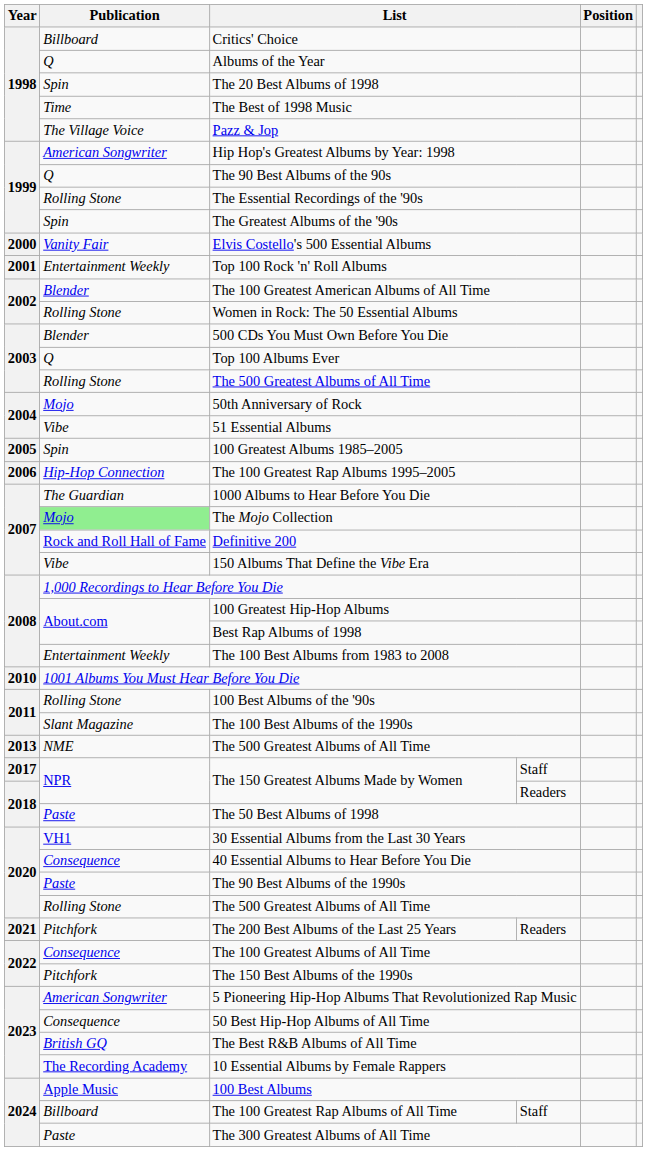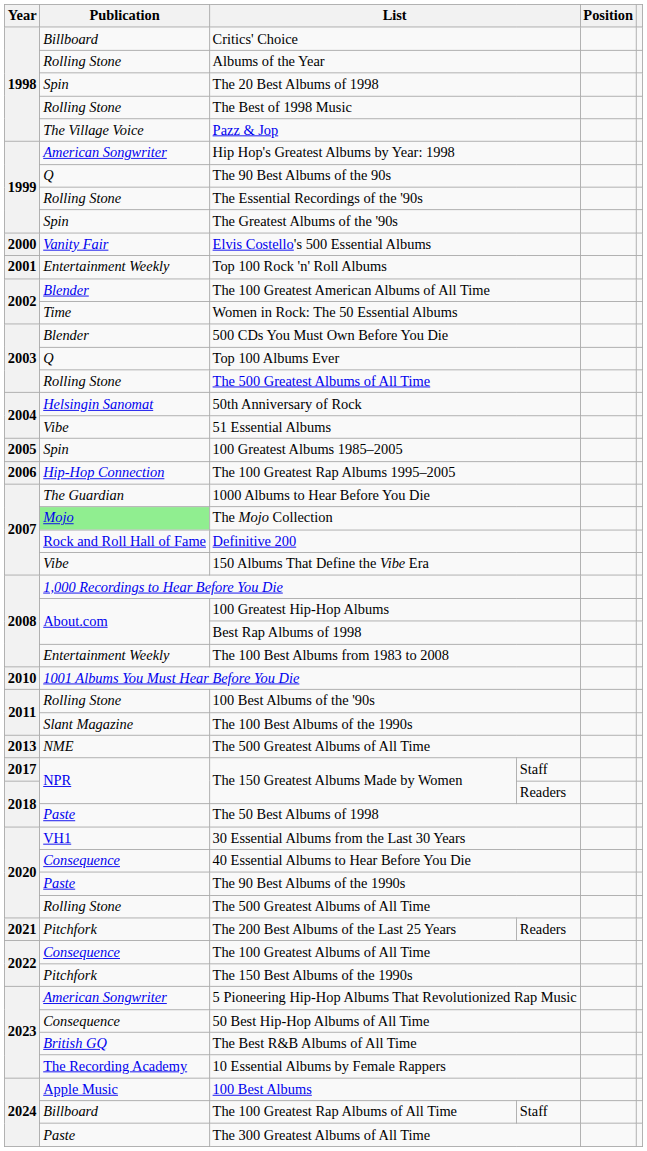(48, 61) Q -> (82, 61) Rolling Stone
(57, 107) Time -> (82, 107) Rolling Stone
(82, 312) Rolling Stone -> (57, 312) Time
(58, 404) Mojo -> (98, 404) Helsingin Sanomat
